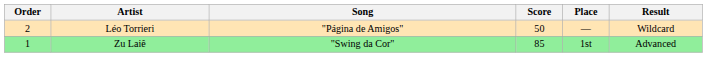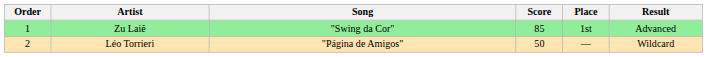rows swapped: (130, 44) <-> (130, 28)
